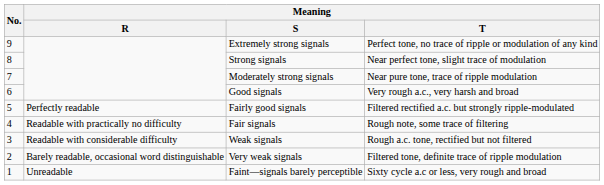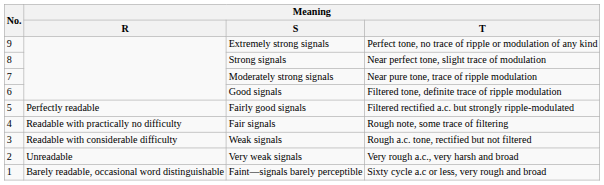(443, 92) Very rough a.c., very harsh and broad -> (464, 92) Filtered tone, definite trace of ripple modulation
(125, 156) Barely readable, occasional word distinguishable -> (49, 156) Unreadable
(464, 156) Filtered tone, definite trace of ripple modulation -> (443, 156) Very rough a.c., very harsh and broad
(49, 172) Unreadable -> (125, 172) Barely readable, occasional word distinguishable
